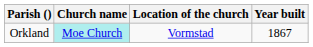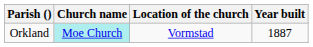(280, 33) 1867 -> (280, 33) 1887
